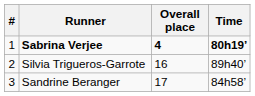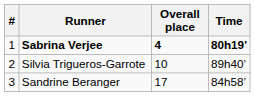(161, 64) 16 -> (161, 64) 10
